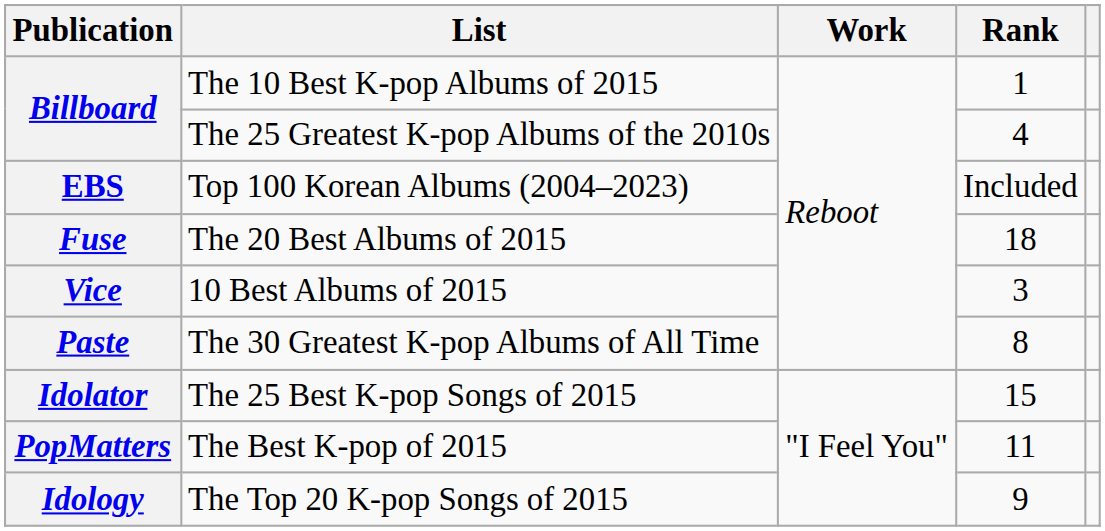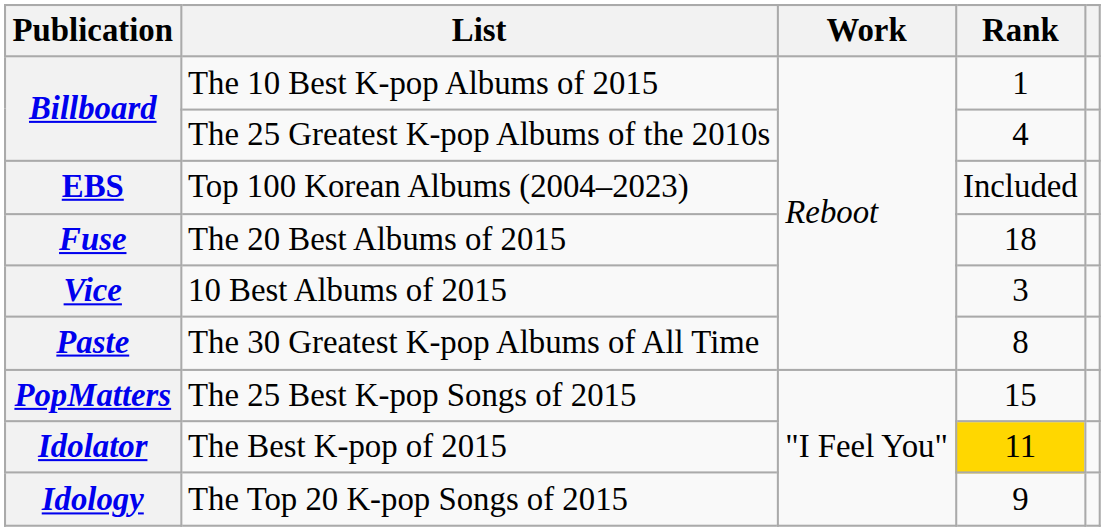(93, 394) Idolator -> (93, 394) PopMatters
(93, 446) PopMatters -> (93, 446) Idolator
(1020, 446) no background -> (1020, 446) gold background
